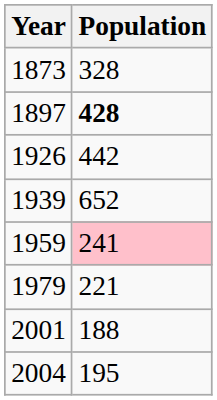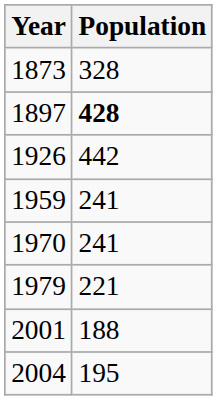- row: (39, 199)
(99, 243) pink background -> (99, 199) no background
+ row: (39, 243)
